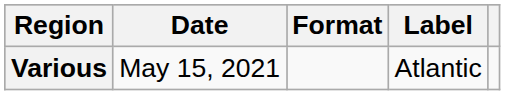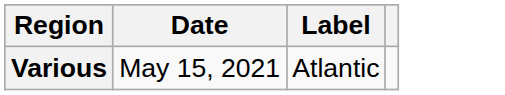- column: (337, 25)
